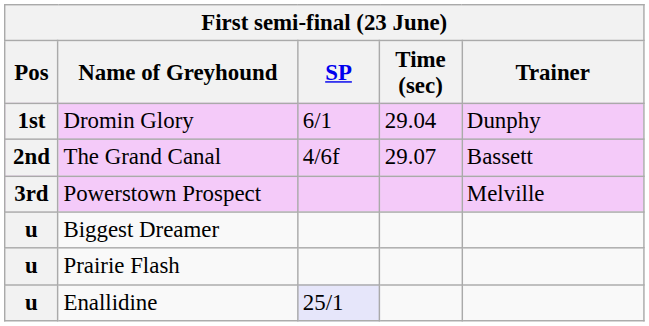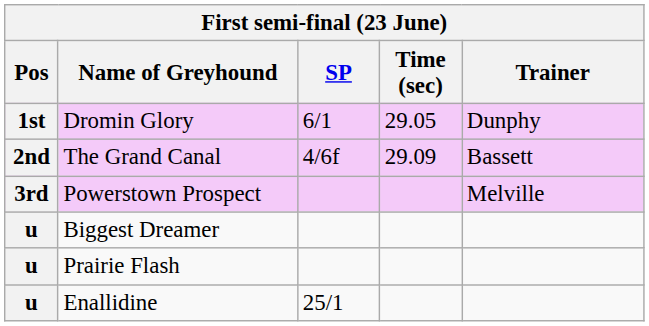(411, 120) 29.04 -> (411, 120) 29.05
(411, 157) 29.07 -> (411, 157) 29.09
(323, 302) lavender background -> (323, 302) no background
